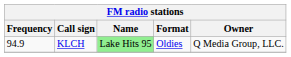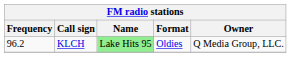(15, 44) 94.9 -> (15, 44) 96.2
